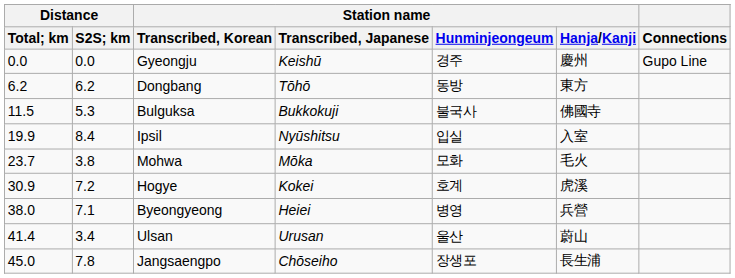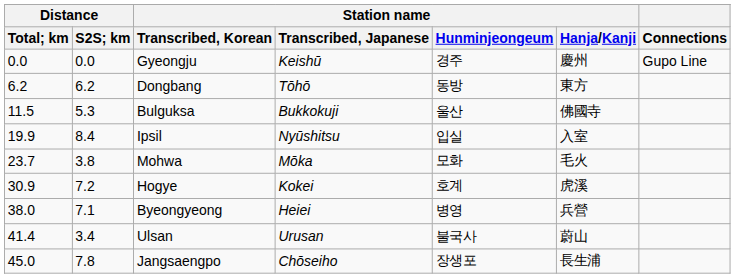(456, 111) 불국사 -> (449, 111) 울산
(449, 236) 울산 -> (456, 236) 불국사
